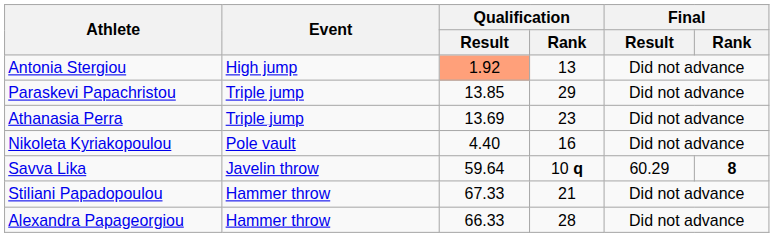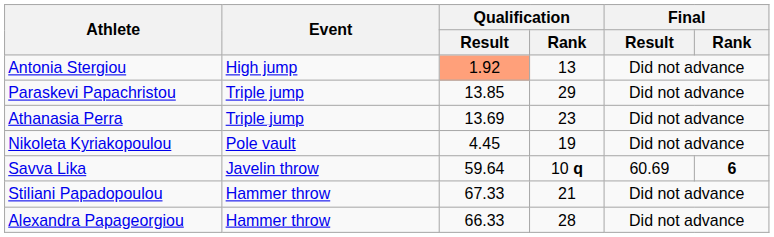(484, 144) 4.40 -> (484, 144) 4.45
(567, 144) 16 -> (567, 144) 19
(649, 169) 60.29 -> (649, 169) 60.69
(732, 169) 8 -> (732, 169) 6
